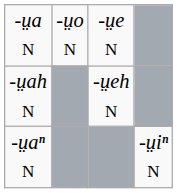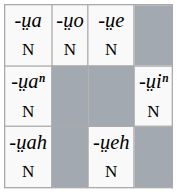rows swapped: (28, 95) <-> (28, 156)
